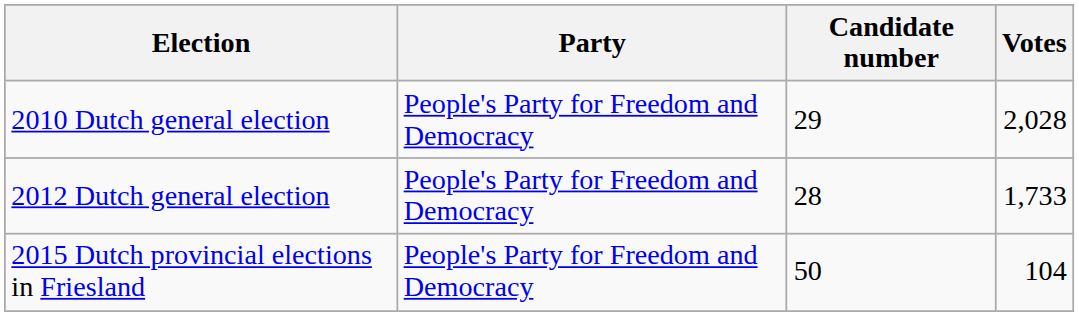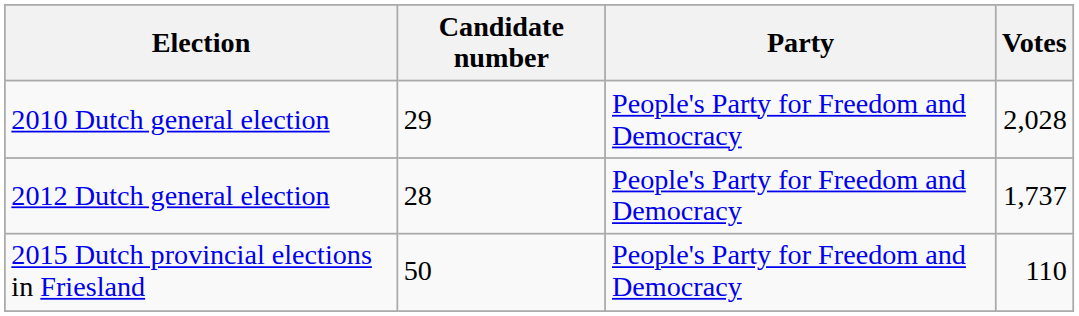columns swapped: (592, 42) <-> (891, 42)
(1035, 195) 1,733 -> (1035, 195) 1,737
(1046, 271) 104 -> (1046, 271) 110
